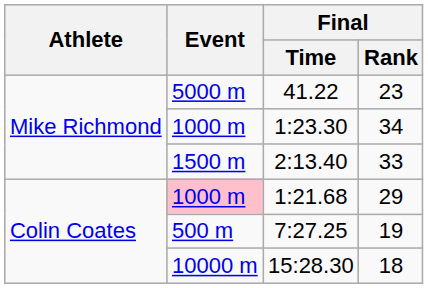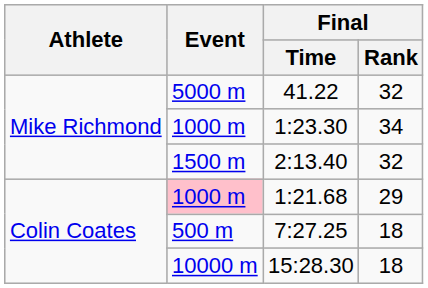(391, 92) 23 -> (391, 92) 32
(391, 162) 33 -> (391, 162) 32
(391, 231) 19 -> (391, 231) 18
